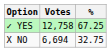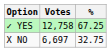(55, 40) 6,694 -> (55, 40) 6,697
